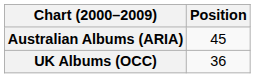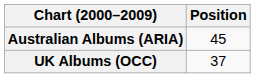(218, 61) 36 -> (218, 61) 37
